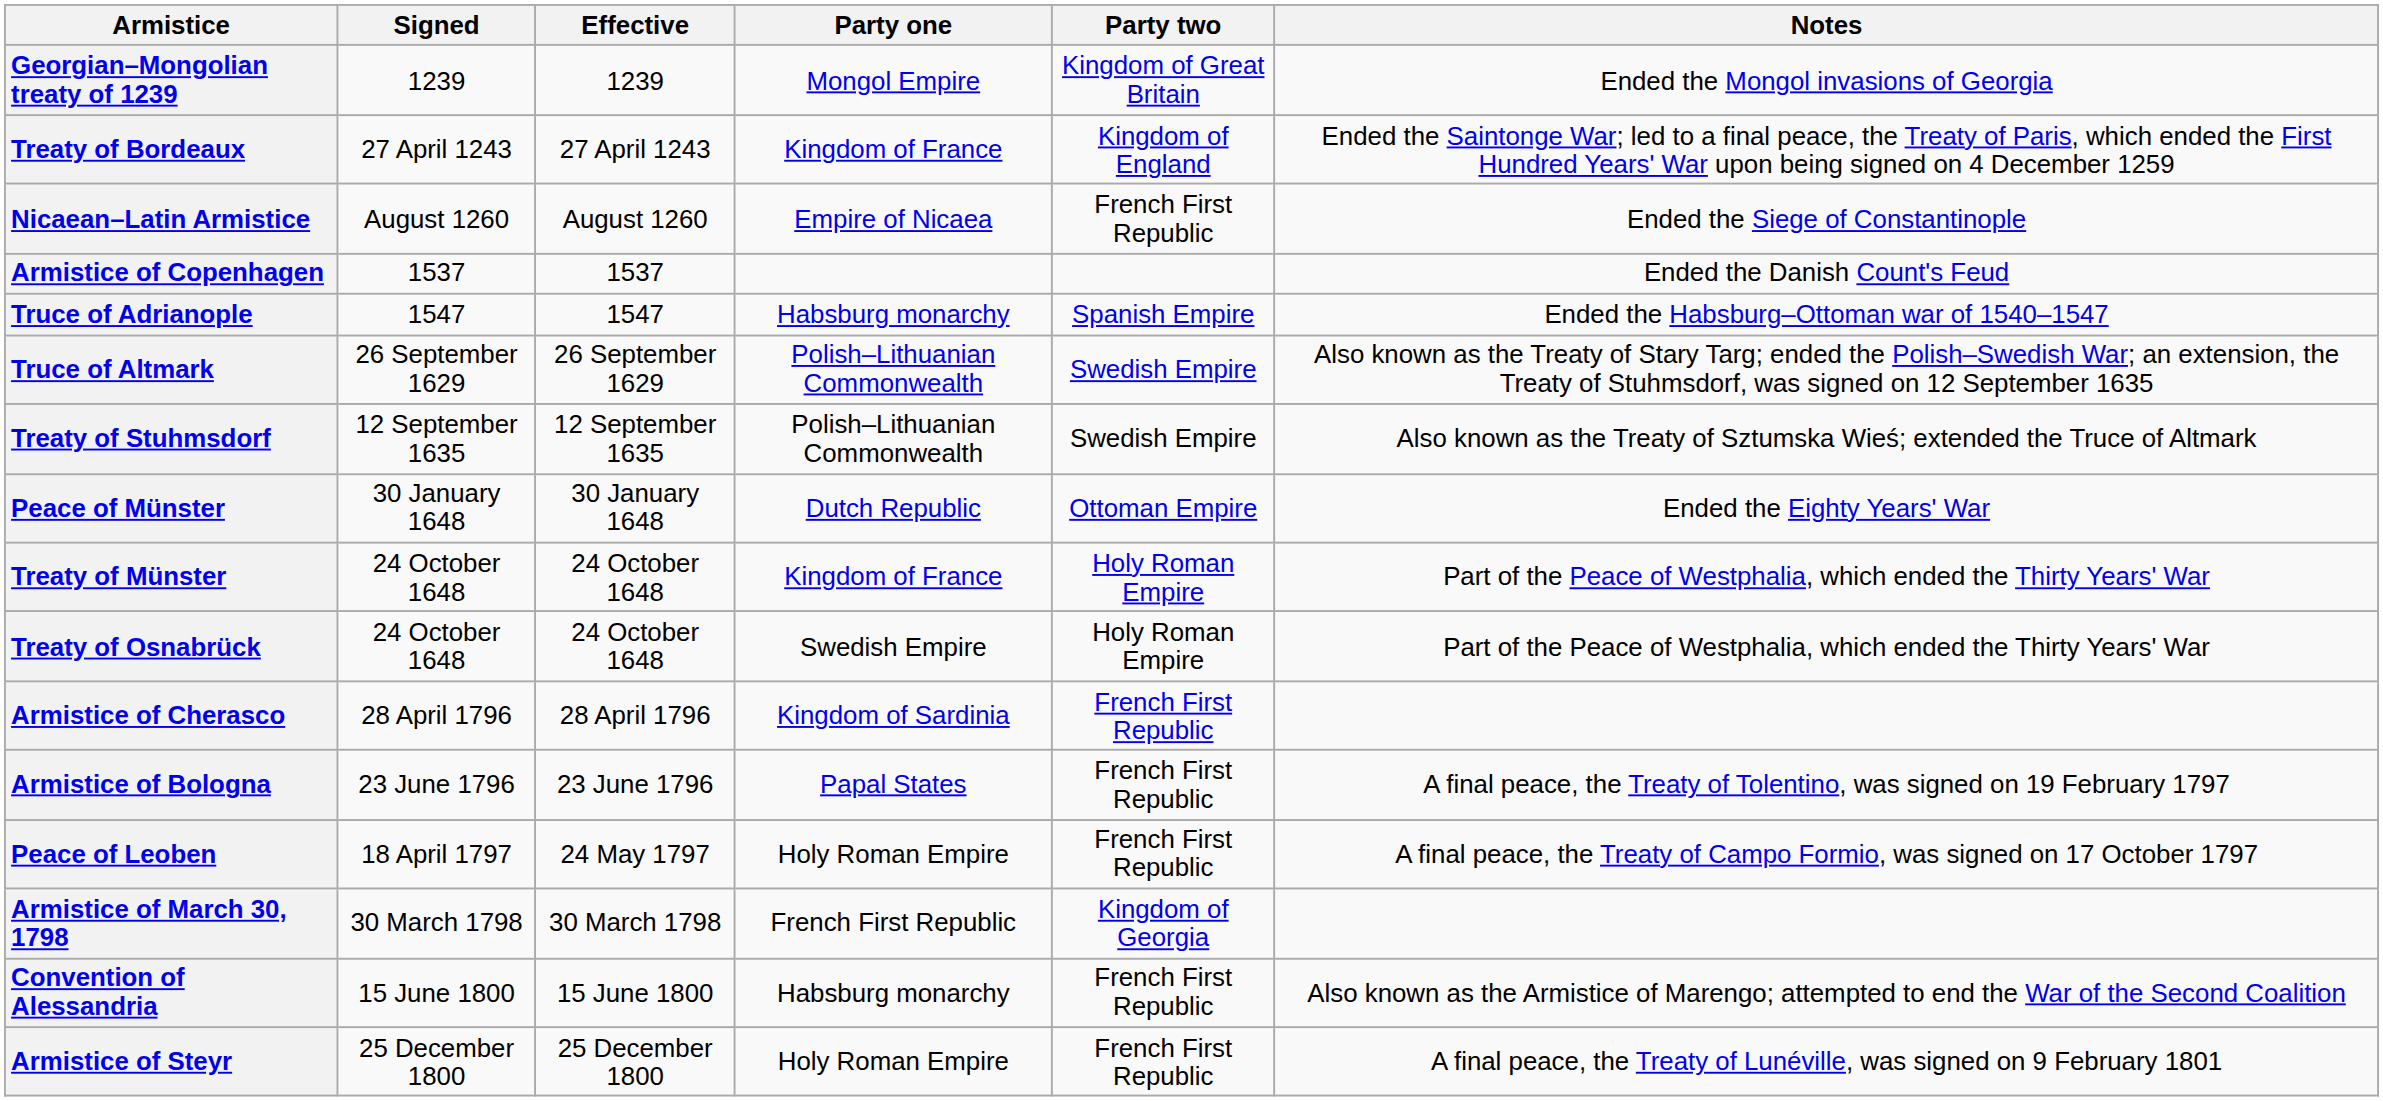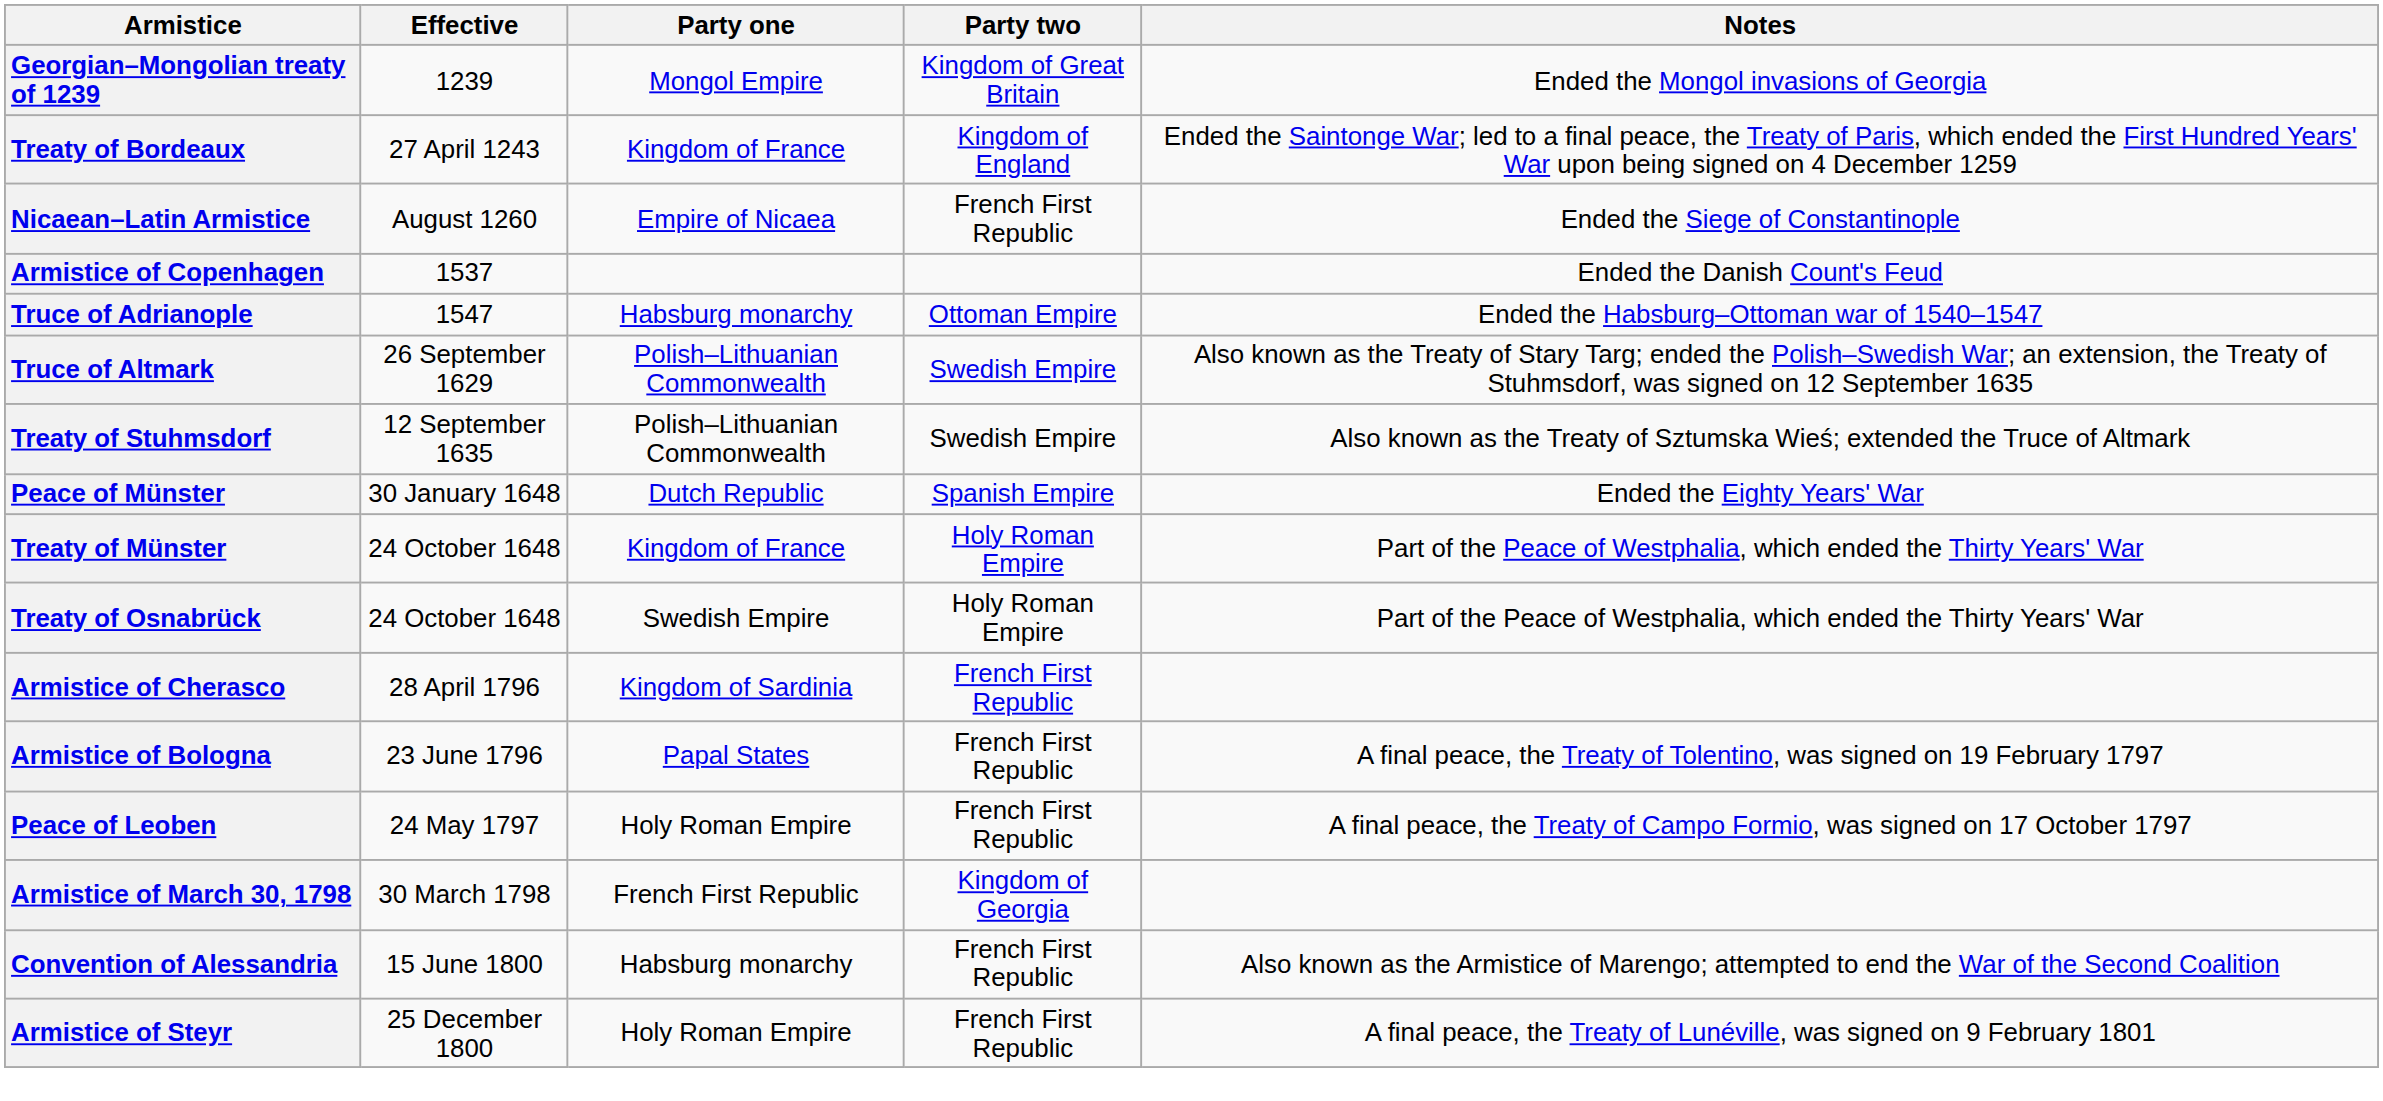- column: (437, 25)
(1163, 314) Spanish Empire -> (1023, 314) Ottoman Empire
(1163, 508) Ottoman Empire -> (1023, 493) Spanish Empire
